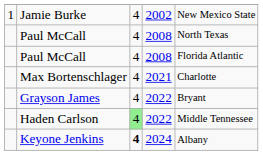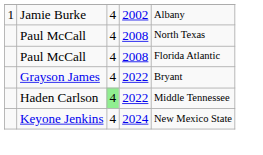(216, 14) New Mexico State -> (169, 14) Albany
- row: (73, 77)
(136, 139) bold -> (113, 118) normal
(193, 139) Albany -> (193, 118) New Mexico State
